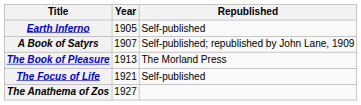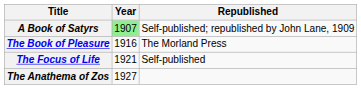- row: (58, 28)
(126, 44) no background -> (126, 28) lightgreen background
(126, 60) 1913 -> (126, 44) 1916
